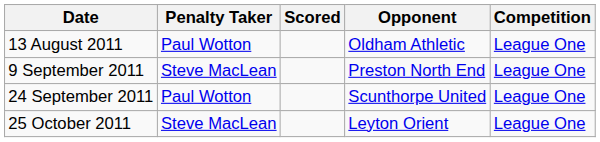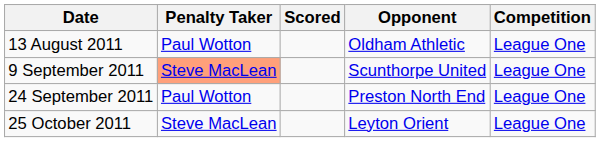(219, 70) no background -> (219, 70) lightsalmon background
(417, 70) Preston North End -> (417, 70) Scunthorpe United
(417, 96) Scunthorpe United -> (417, 96) Preston North End
